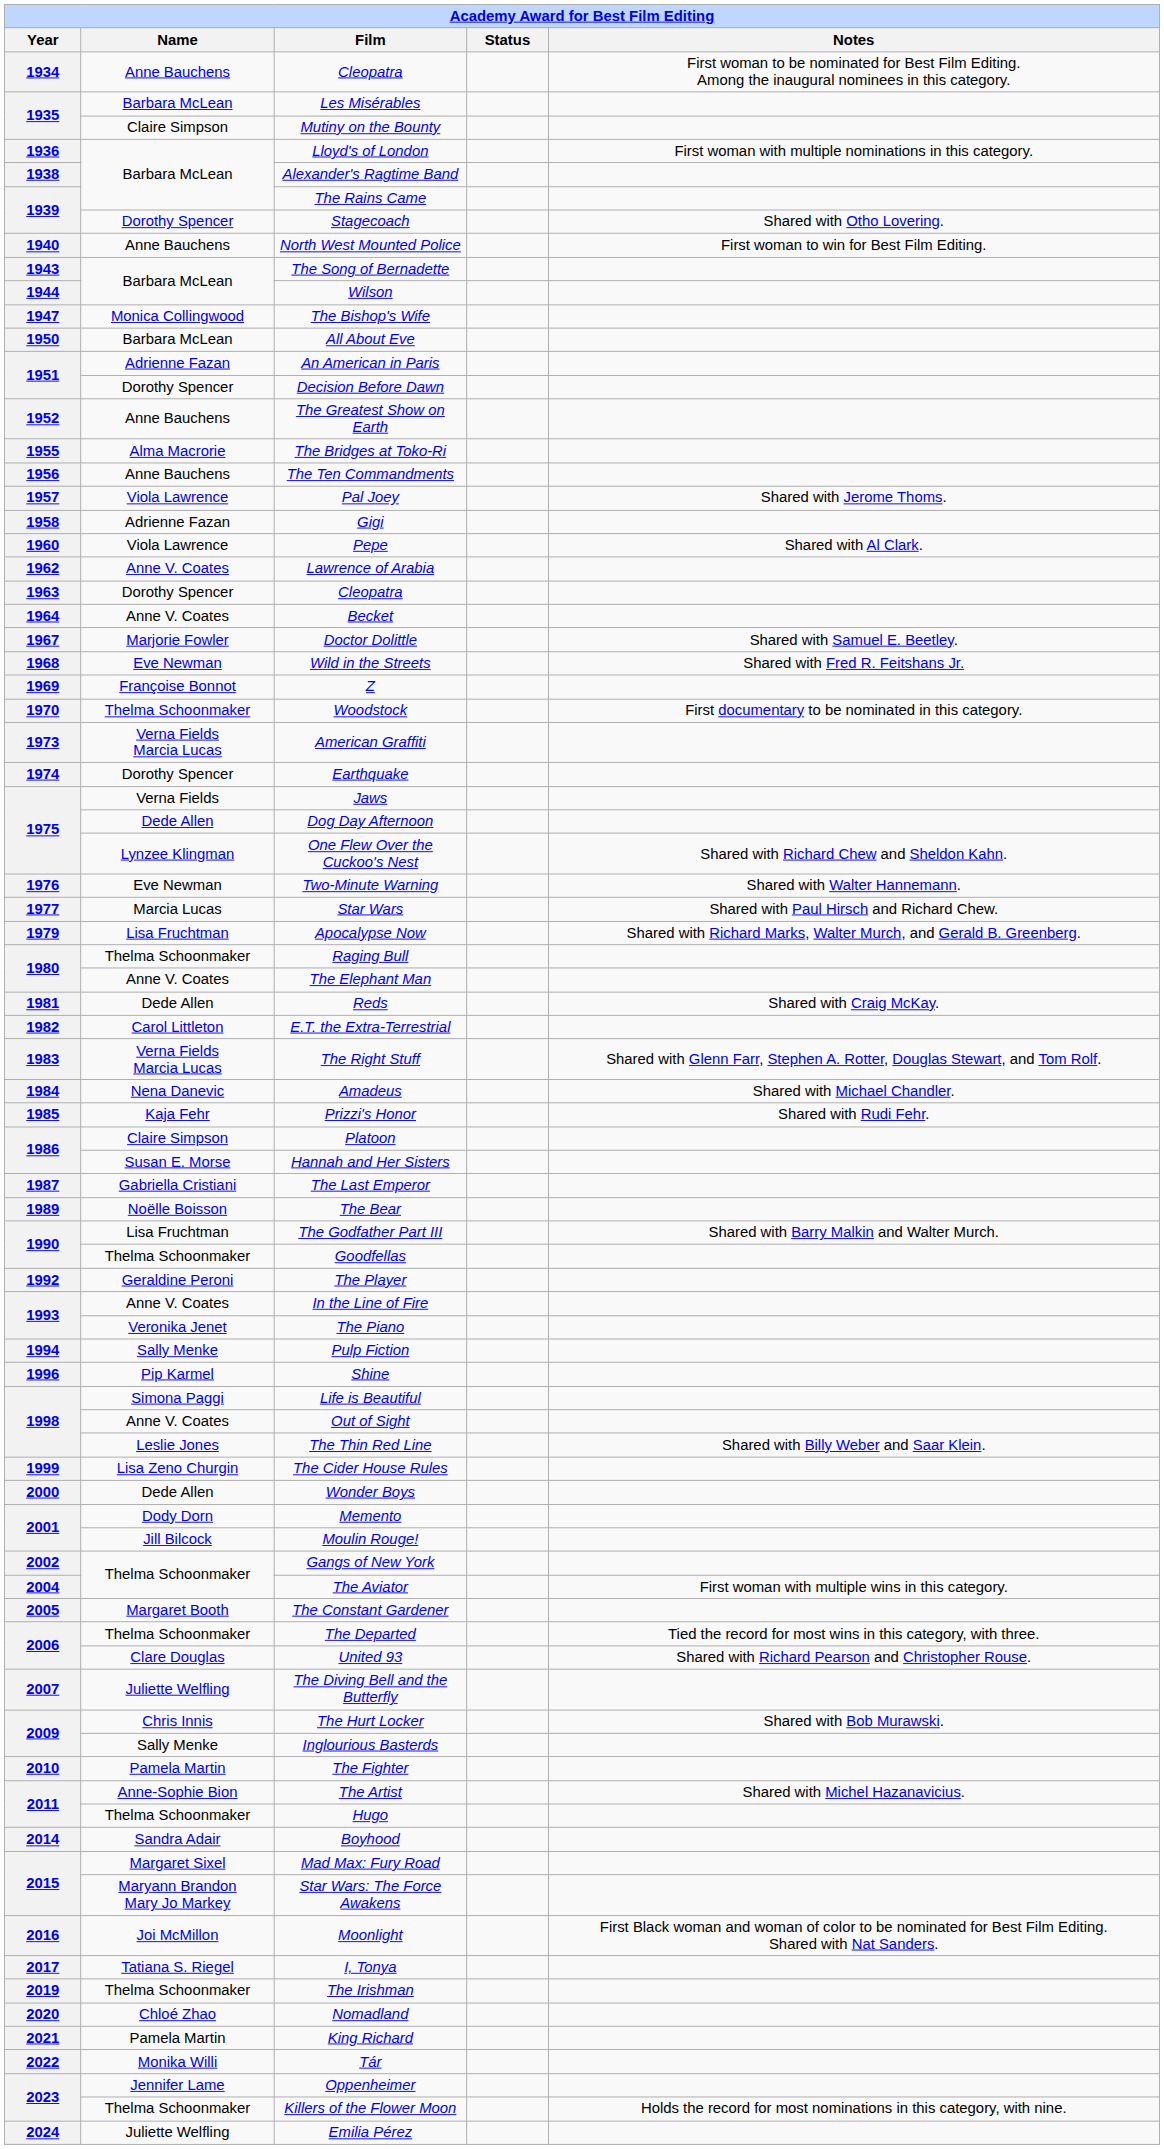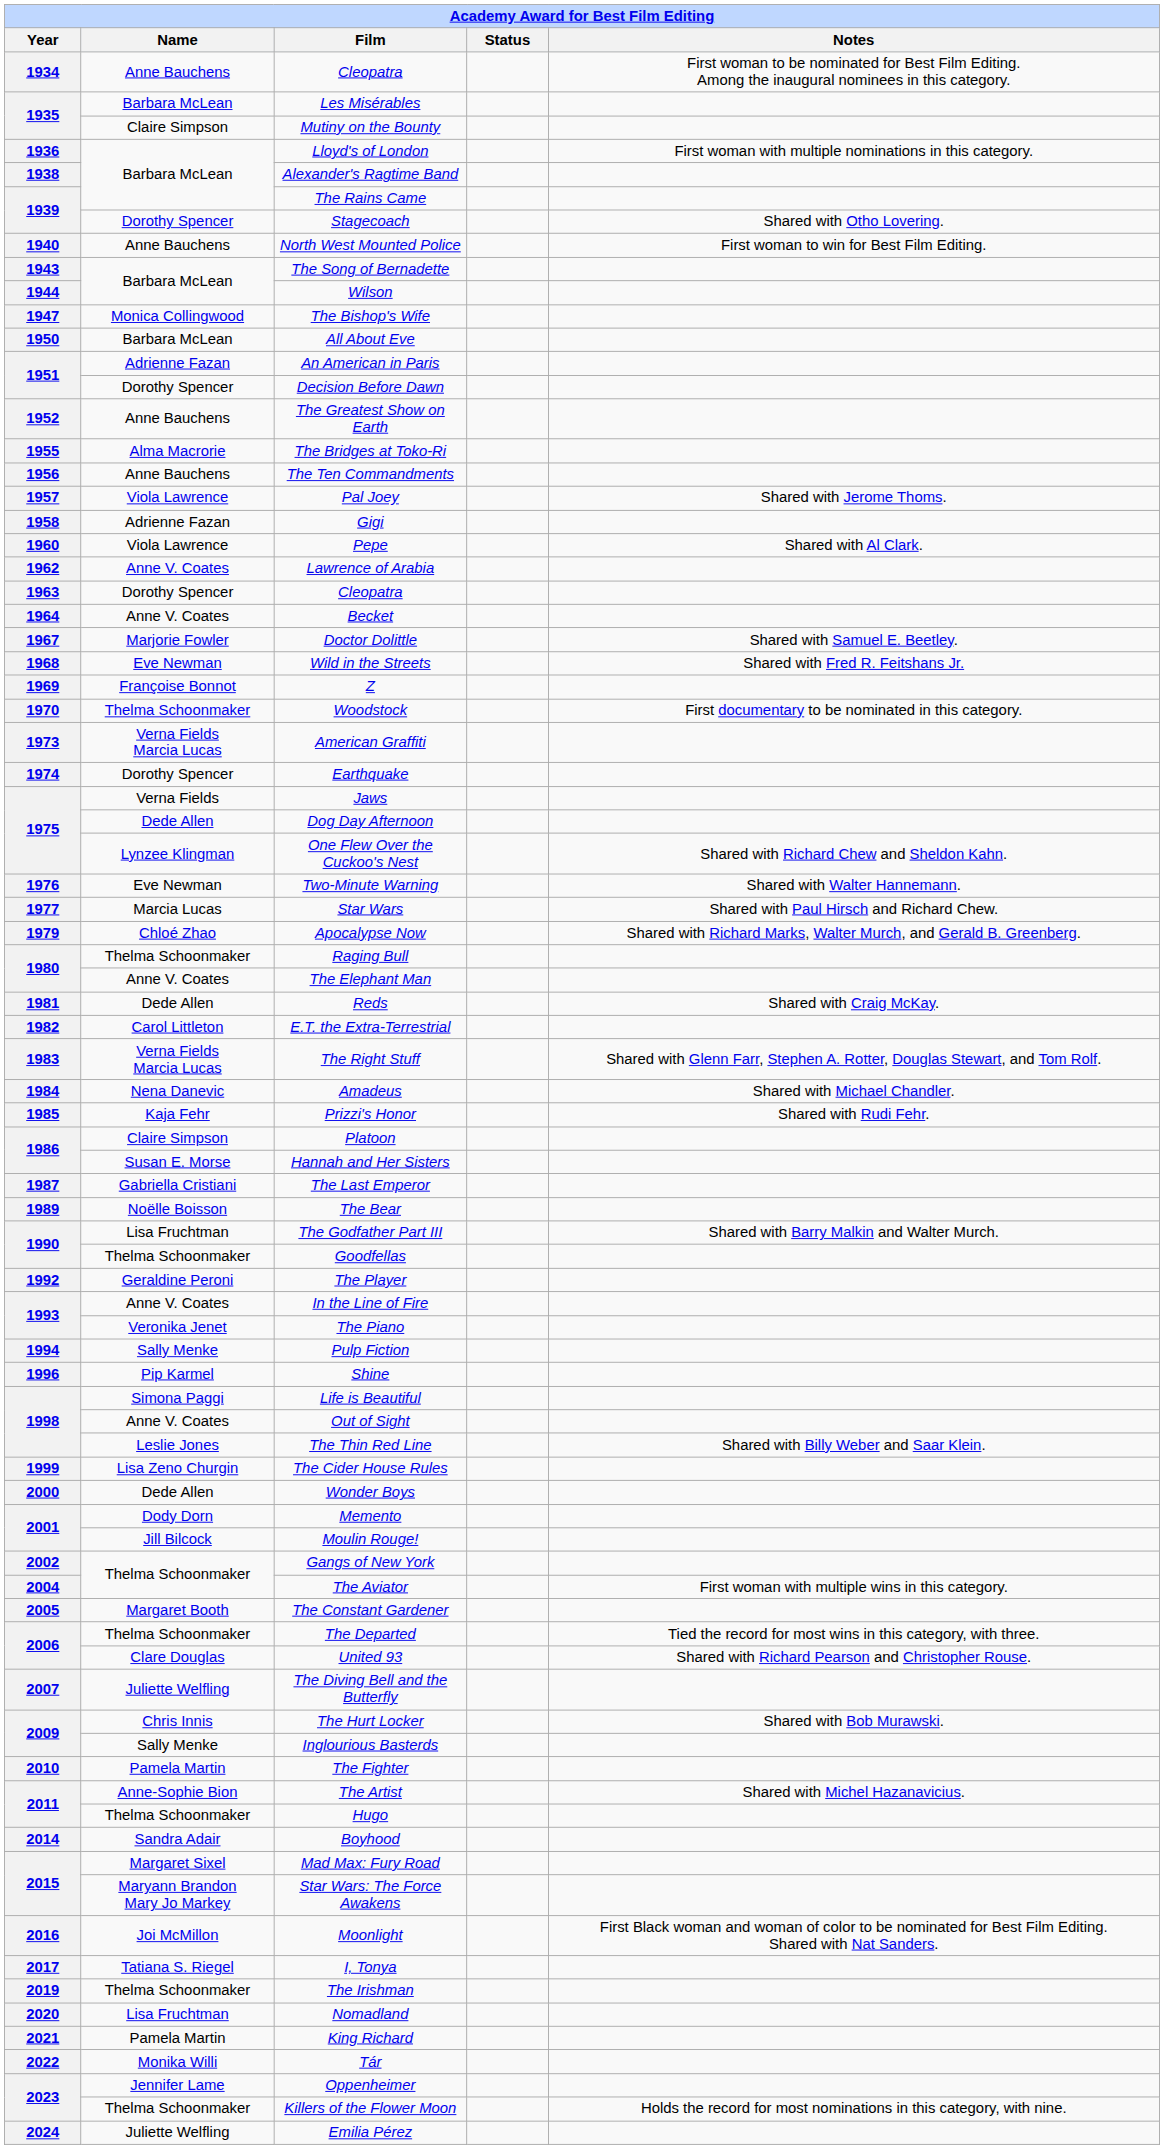(177, 932) Lisa Fruchtman -> (178, 932) Chloé Zhao
(178, 2014) Chloé Zhao -> (177, 2014) Lisa Fruchtman
